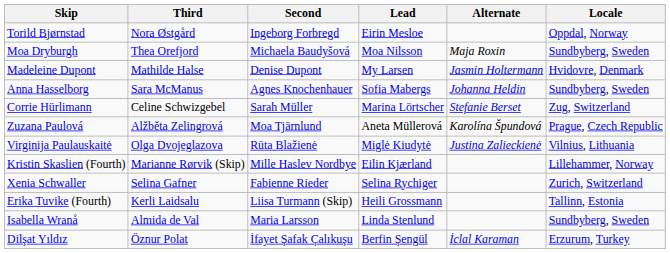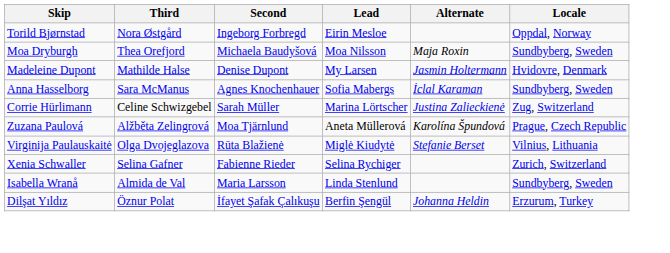(487, 88) Johanna Heldin -> (448, 88) İclal Karaman
(485, 107) Stefanie Berset -> (459, 107) Justina Zalieckienė
(495, 145) Justina Zalieckienė -> (449, 145) Stefanie Berset
- row: (66, 164)
- row: (59, 201)
(484, 239) İclal Karaman -> (451, 201) Johanna Heldin
